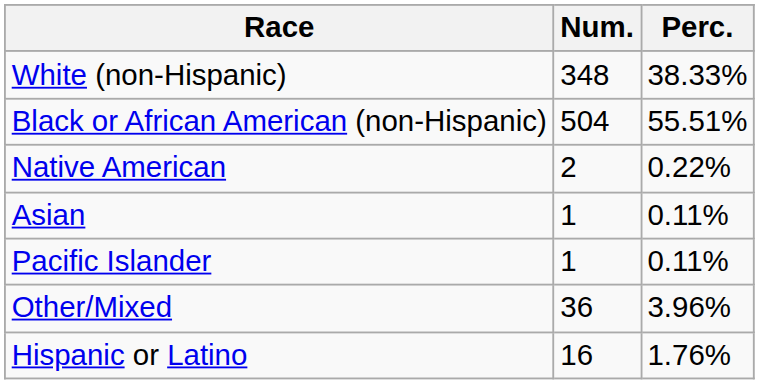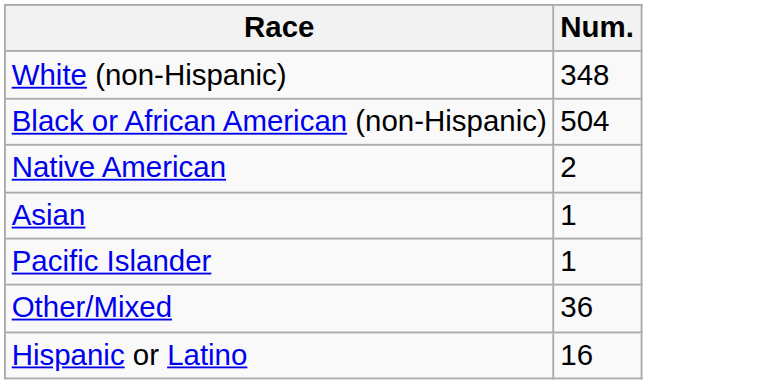- column: (697, 27)
